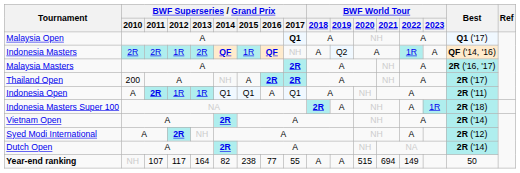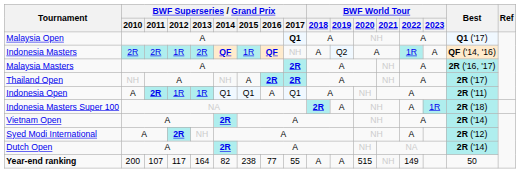(133, 80) 200 -> (133, 80) NH
(133, 162) NH -> (133, 162) 200
(388, 162) 694 -> (388, 162) NH
